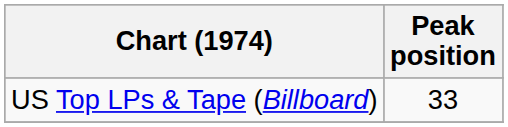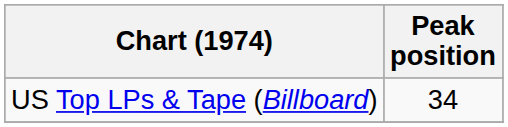(443, 99) 33 -> (443, 99) 34
